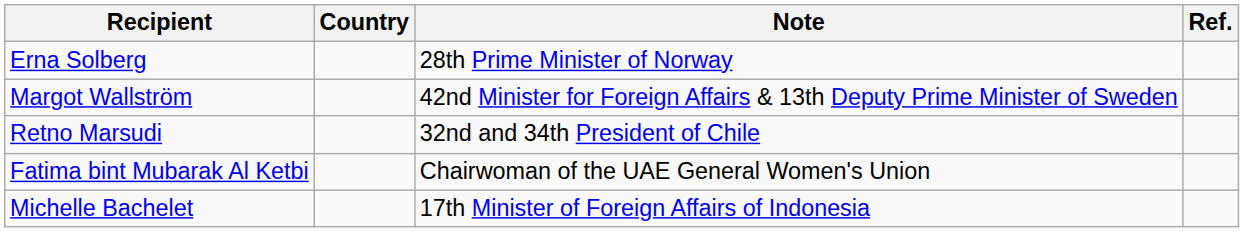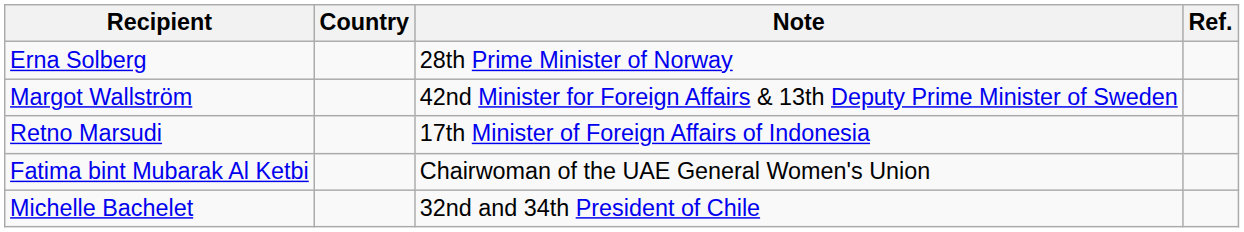(590, 134) 32nd and 34th President of Chile -> (645, 134) 17th Minister of Foreign Affairs of Indonesia
(645, 208) 17th Minister of Foreign Affairs of Indonesia -> (590, 208) 32nd and 34th President of Chile
